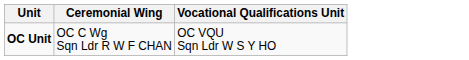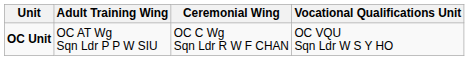+ column: (112, 13)
